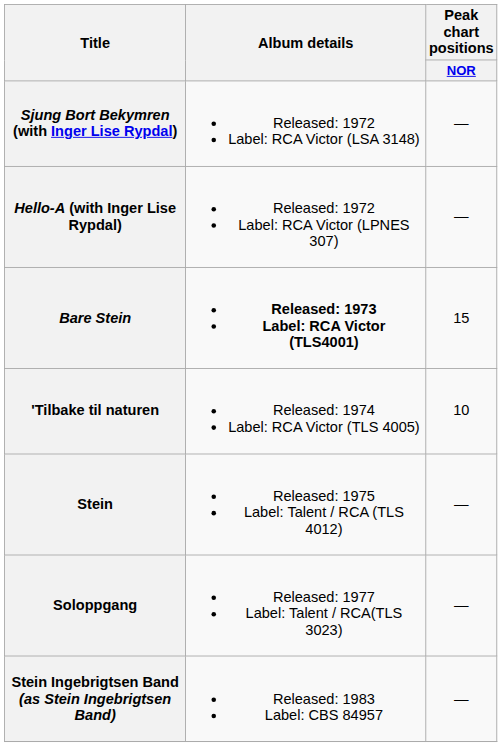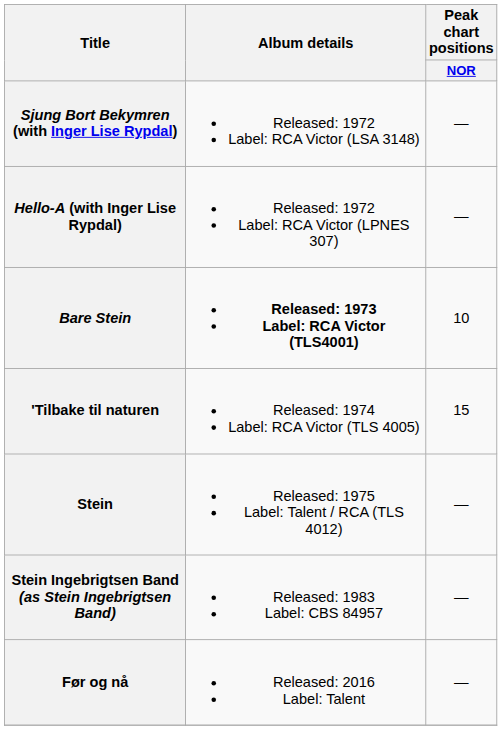(461, 318) 15 -> (461, 318) 10
(461, 411) 10 -> (461, 411) 15
- row: (95, 605)
+ row: (95, 682)
